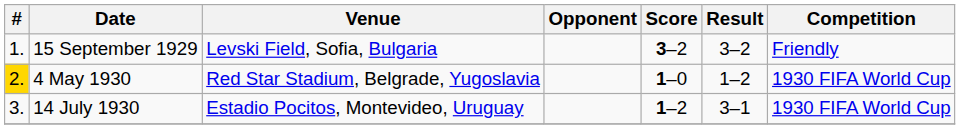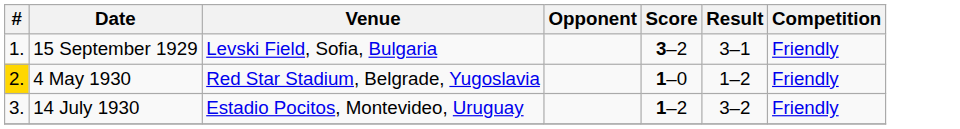(735, 49) 3–2 -> (735, 49) 3–1
(861, 78) 1930 FIFA World Cup -> (805, 78) Friendly
(735, 108) 3–1 -> (735, 108) 3–2
(861, 108) 1930 FIFA World Cup -> (805, 108) Friendly
